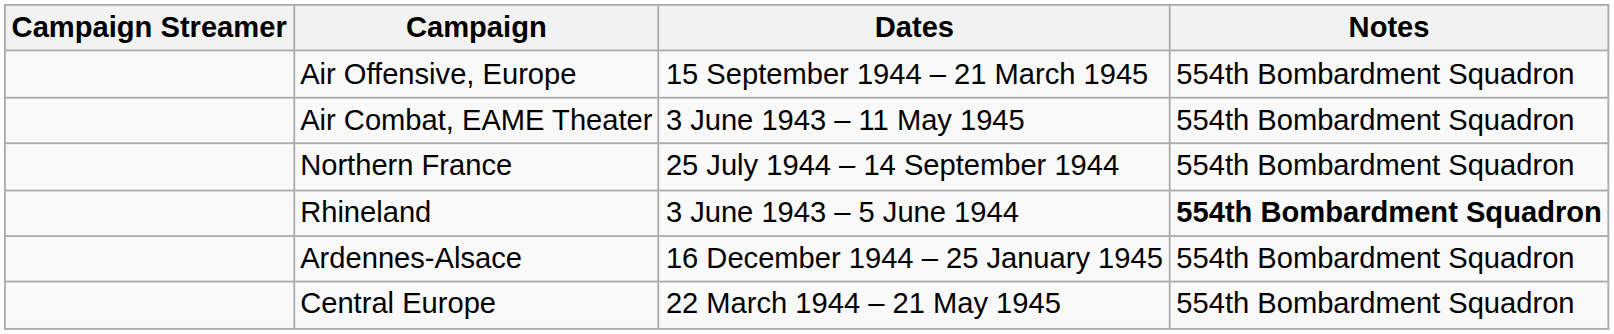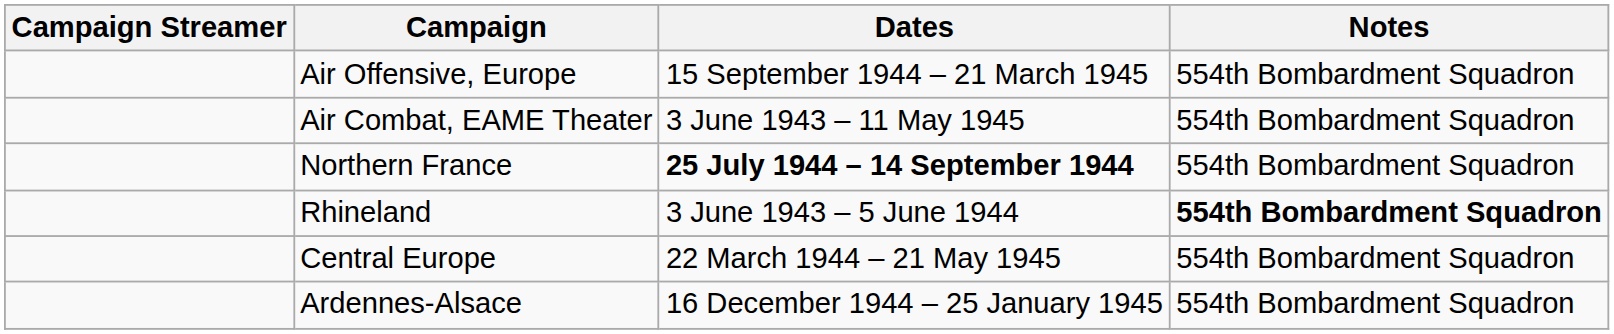(893, 166) normal -> (900, 166) bold
rows swapped: (411, 258) <-> (398, 304)
